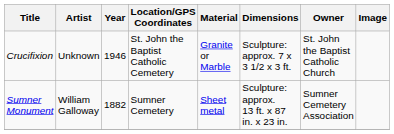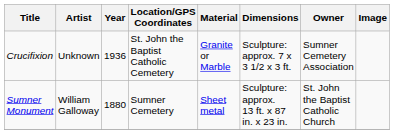(115, 55) 1946 -> (115, 55) 1936
(327, 55) St. John the Baptist Catholic Church -> (328, 55) Sumner Cemetery Association
(115, 105) 1882 -> (115, 105) 1880
(328, 105) Sumner Cemetery Association -> (327, 105) St. John the Baptist Catholic Church
